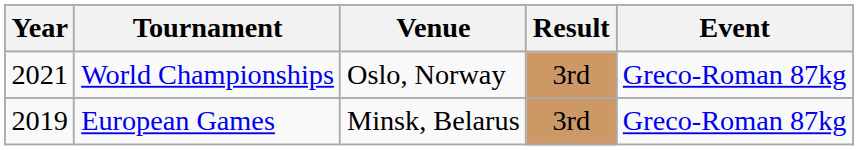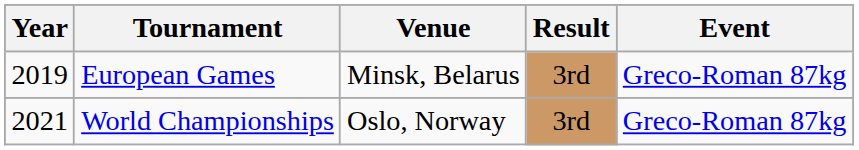rows swapped: (178, 121) <-> (208, 74)
